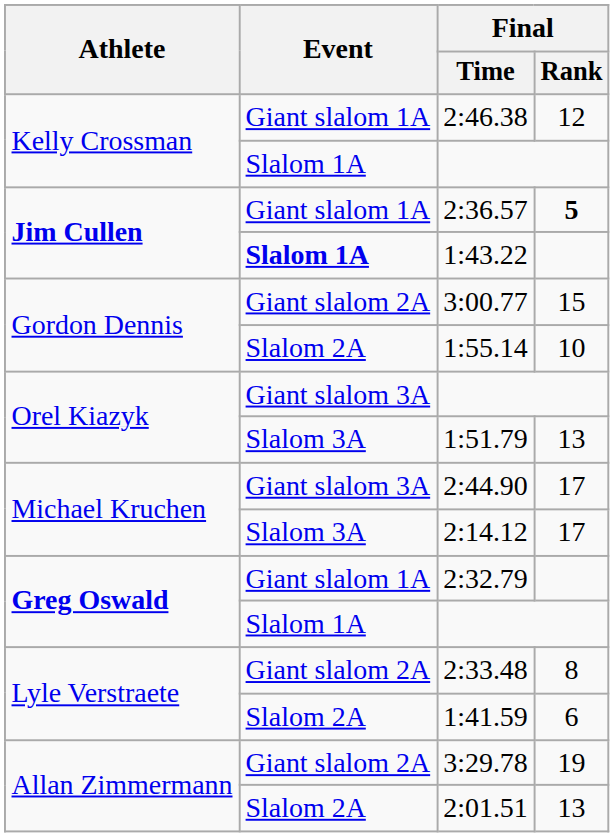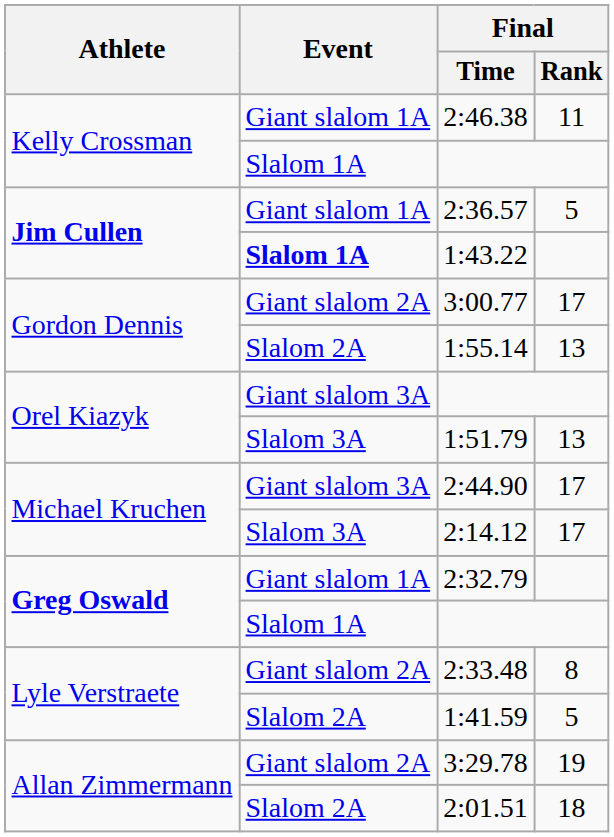(572, 117) 12 -> (572, 117) 11
(572, 209) bold -> (572, 209) normal
(572, 301) 15 -> (572, 301) 17
(572, 347) 10 -> (572, 347) 13
(572, 716) 6 -> (572, 716) 5
(572, 808) 13 -> (572, 808) 18
